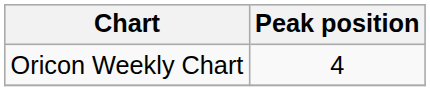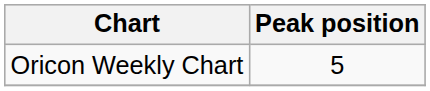(337, 64) 4 -> (337, 64) 5
